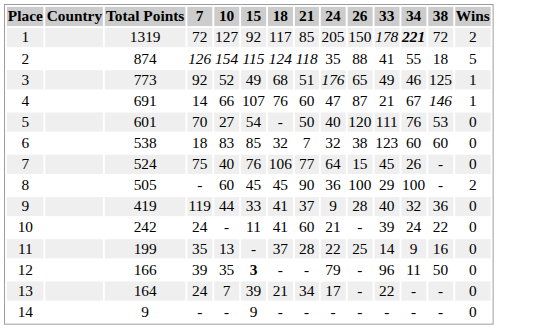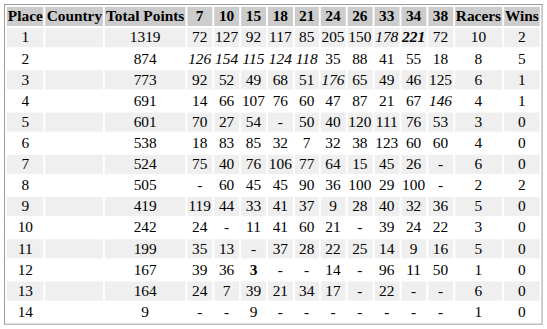+ column: (478, 16)
(145, 269) 166 -> (145, 269) 167
(227, 269) 35 -> (227, 269) 36
(333, 269) 79 -> (333, 269) 14
